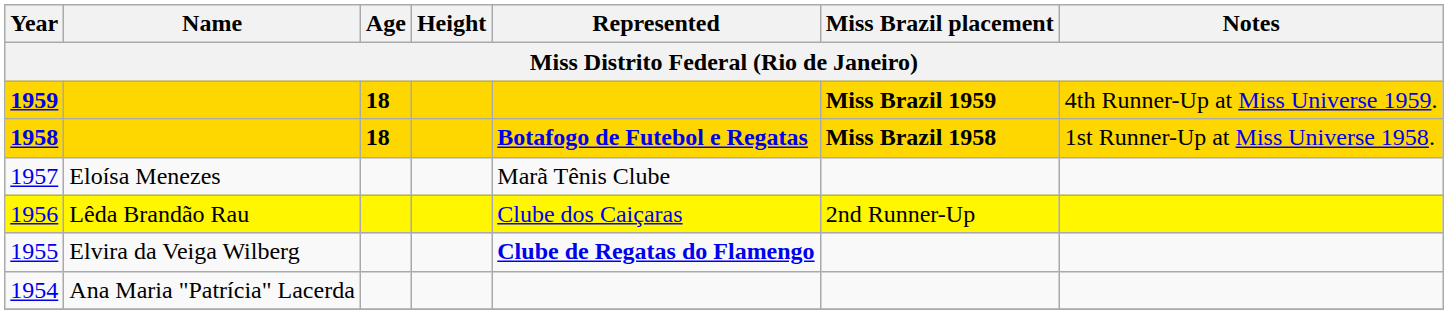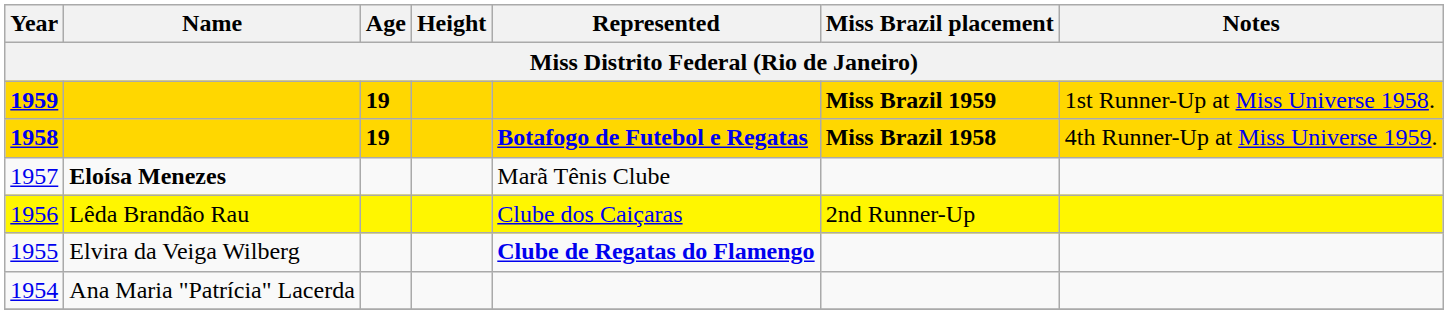(378, 99) 18 -> (378, 99) 19
(1251, 99) 4th Runner-Up at Miss Universe 1959. -> (1250, 99) 1st Runner-Up at Miss Universe 1958.
(378, 137) 18 -> (378, 137) 19
(1250, 137) 1st Runner-Up at Miss Universe 1958. -> (1251, 137) 4th Runner-Up at Miss Universe 1959.
(145, 175) normal -> (148, 175) bold
